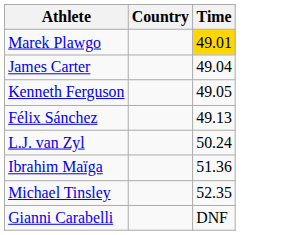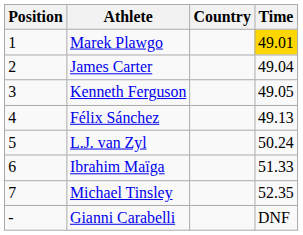+ column: (35, 17)
(214, 167) 51.36 -> (276, 167) 51.33
